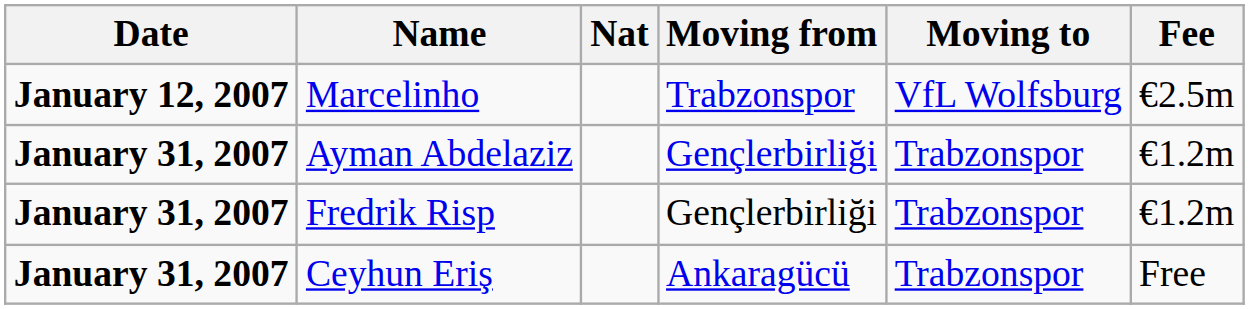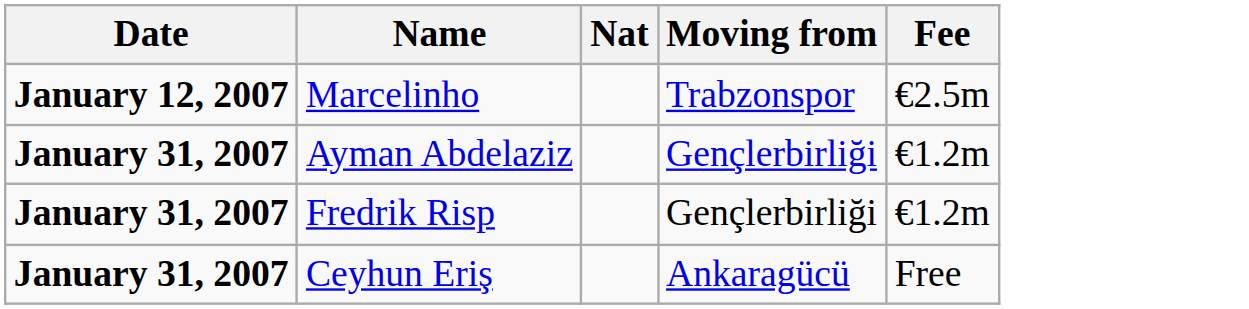- column: (1008, 34)
